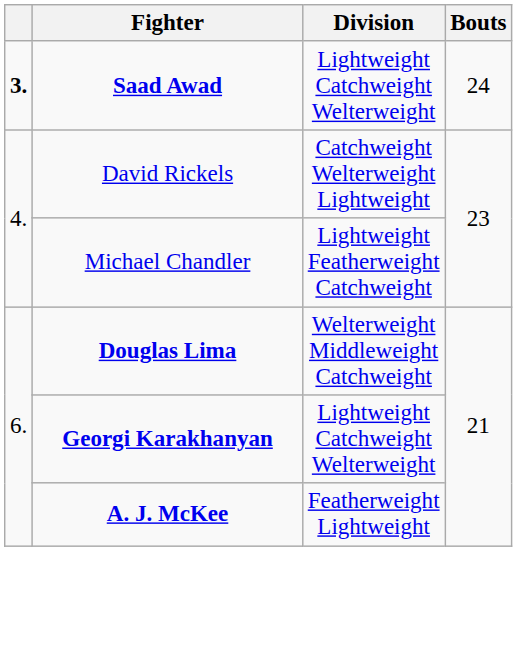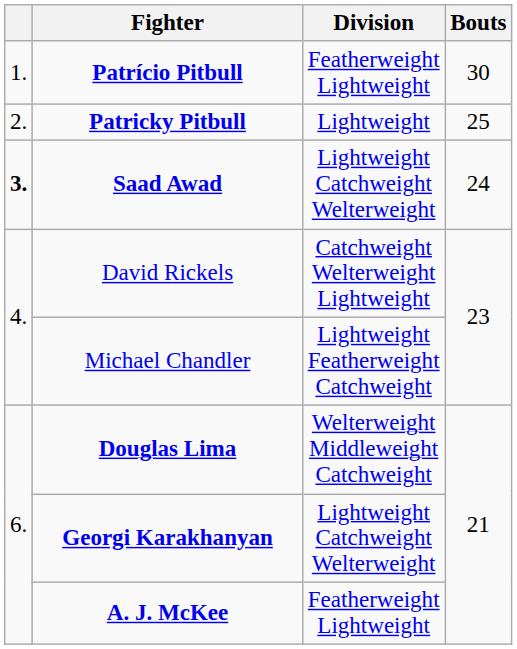+ row: (168, 72)
+ row: (168, 121)
